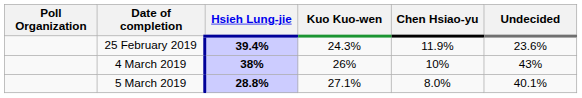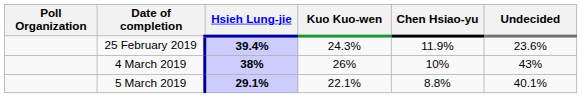(252, 83) 28.8% -> (252, 83) 29.1%
(344, 83) 27.1% -> (344, 83) 22.1%
(437, 83) 8.0% -> (437, 83) 8.8%
